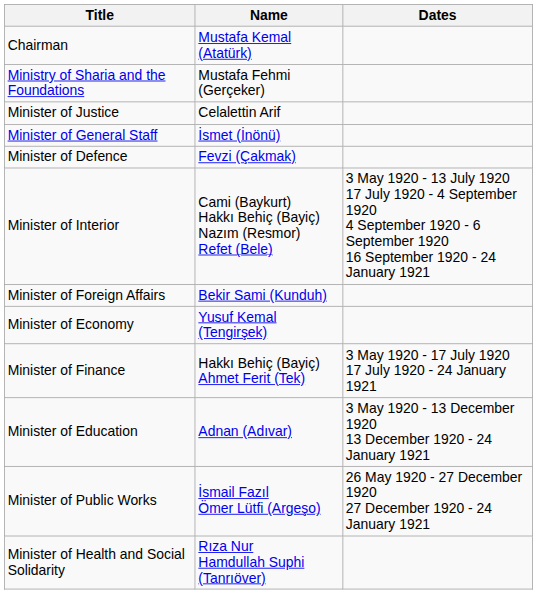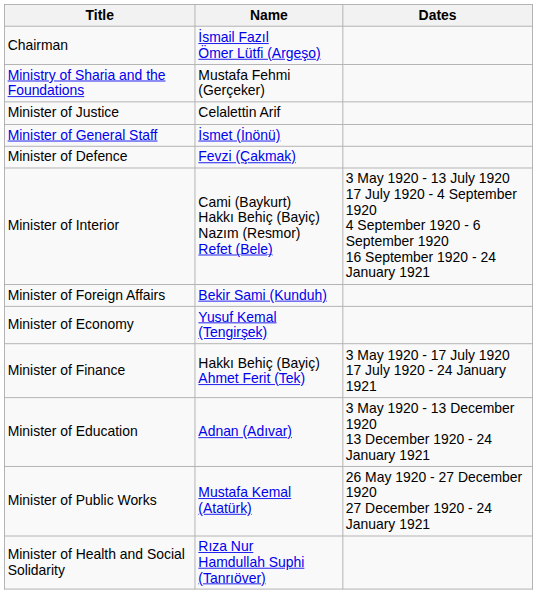(245, 45) Mustafa Kemal (Atatürk) -> (259, 45) İsmail Fazıl Ömer Lütfi (Argeşo)
(259, 501) İsmail Fazıl Ömer Lütfi (Argeşo) -> (245, 501) Mustafa Kemal (Atatürk)
